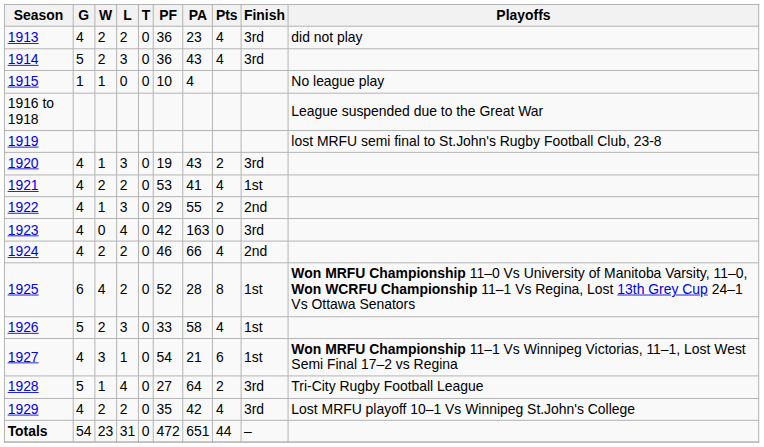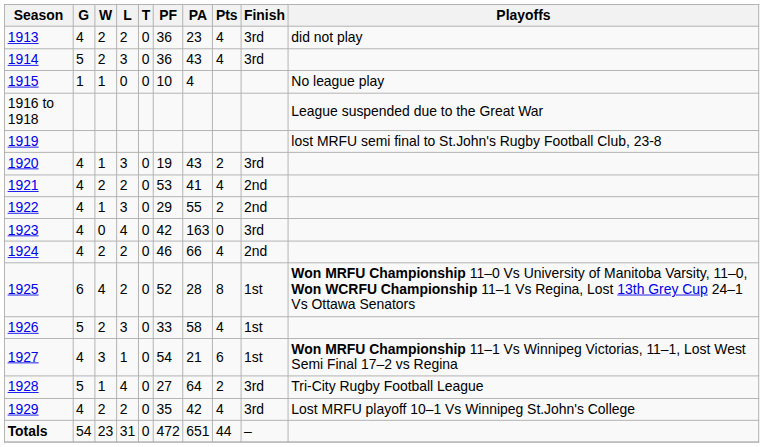(253, 185) 1st -> (256, 185) 2nd
